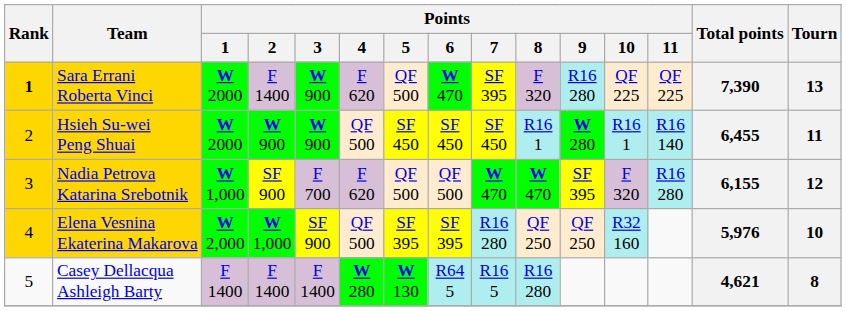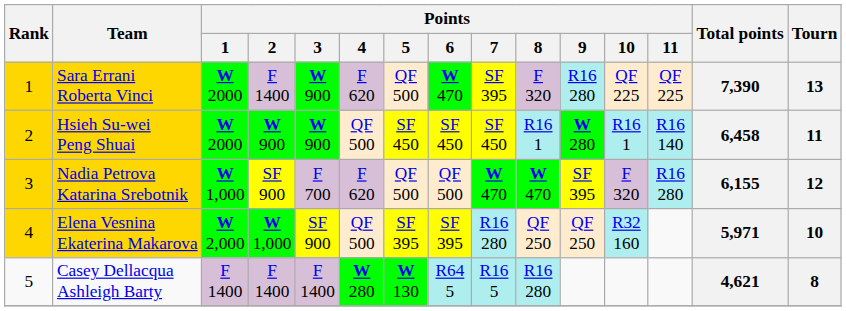(29, 86) bold -> (29, 86) normal
(740, 135) 6,455 -> (740, 135) 6,458
(740, 233) 5,976 -> (740, 233) 5,971
